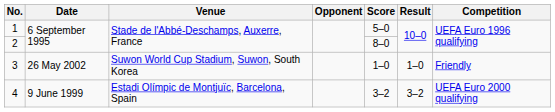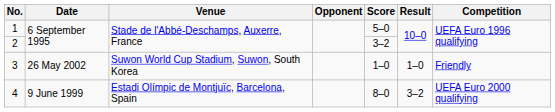(381, 44) 8–0 -> (381, 44) 3–2
(381, 93) 3–2 -> (381, 93) 8–0
